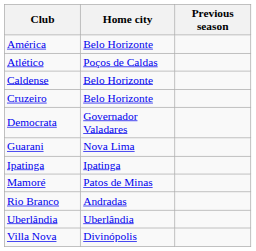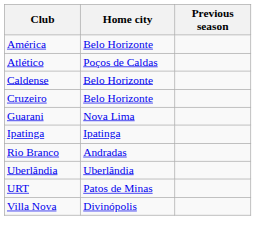- row: (32, 122)
- row: (26, 183)
+ row: (18, 188)
